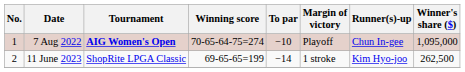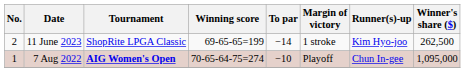rows swapped: (57, 42) <-> (54, 59)
